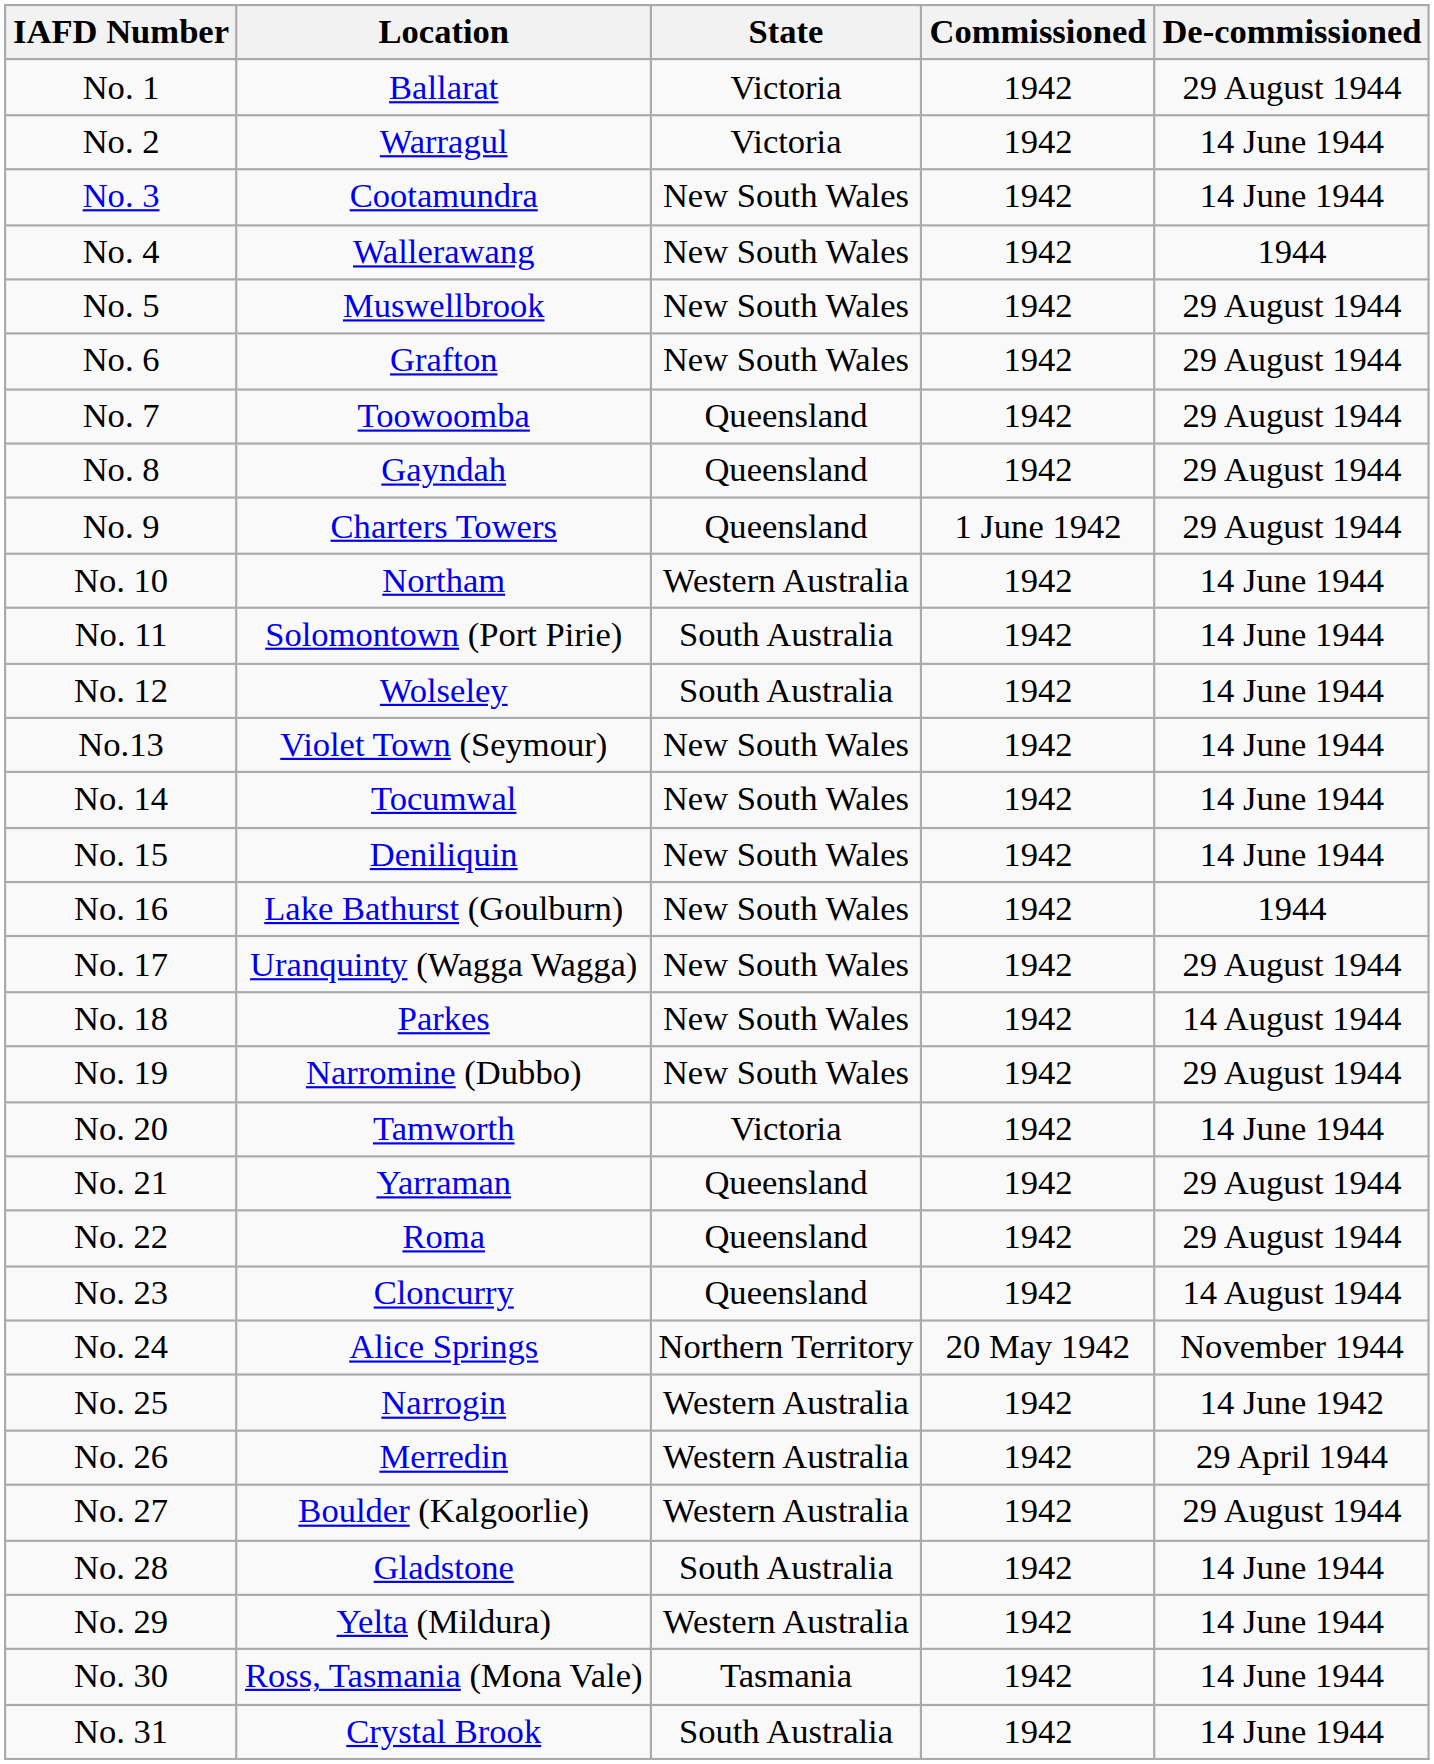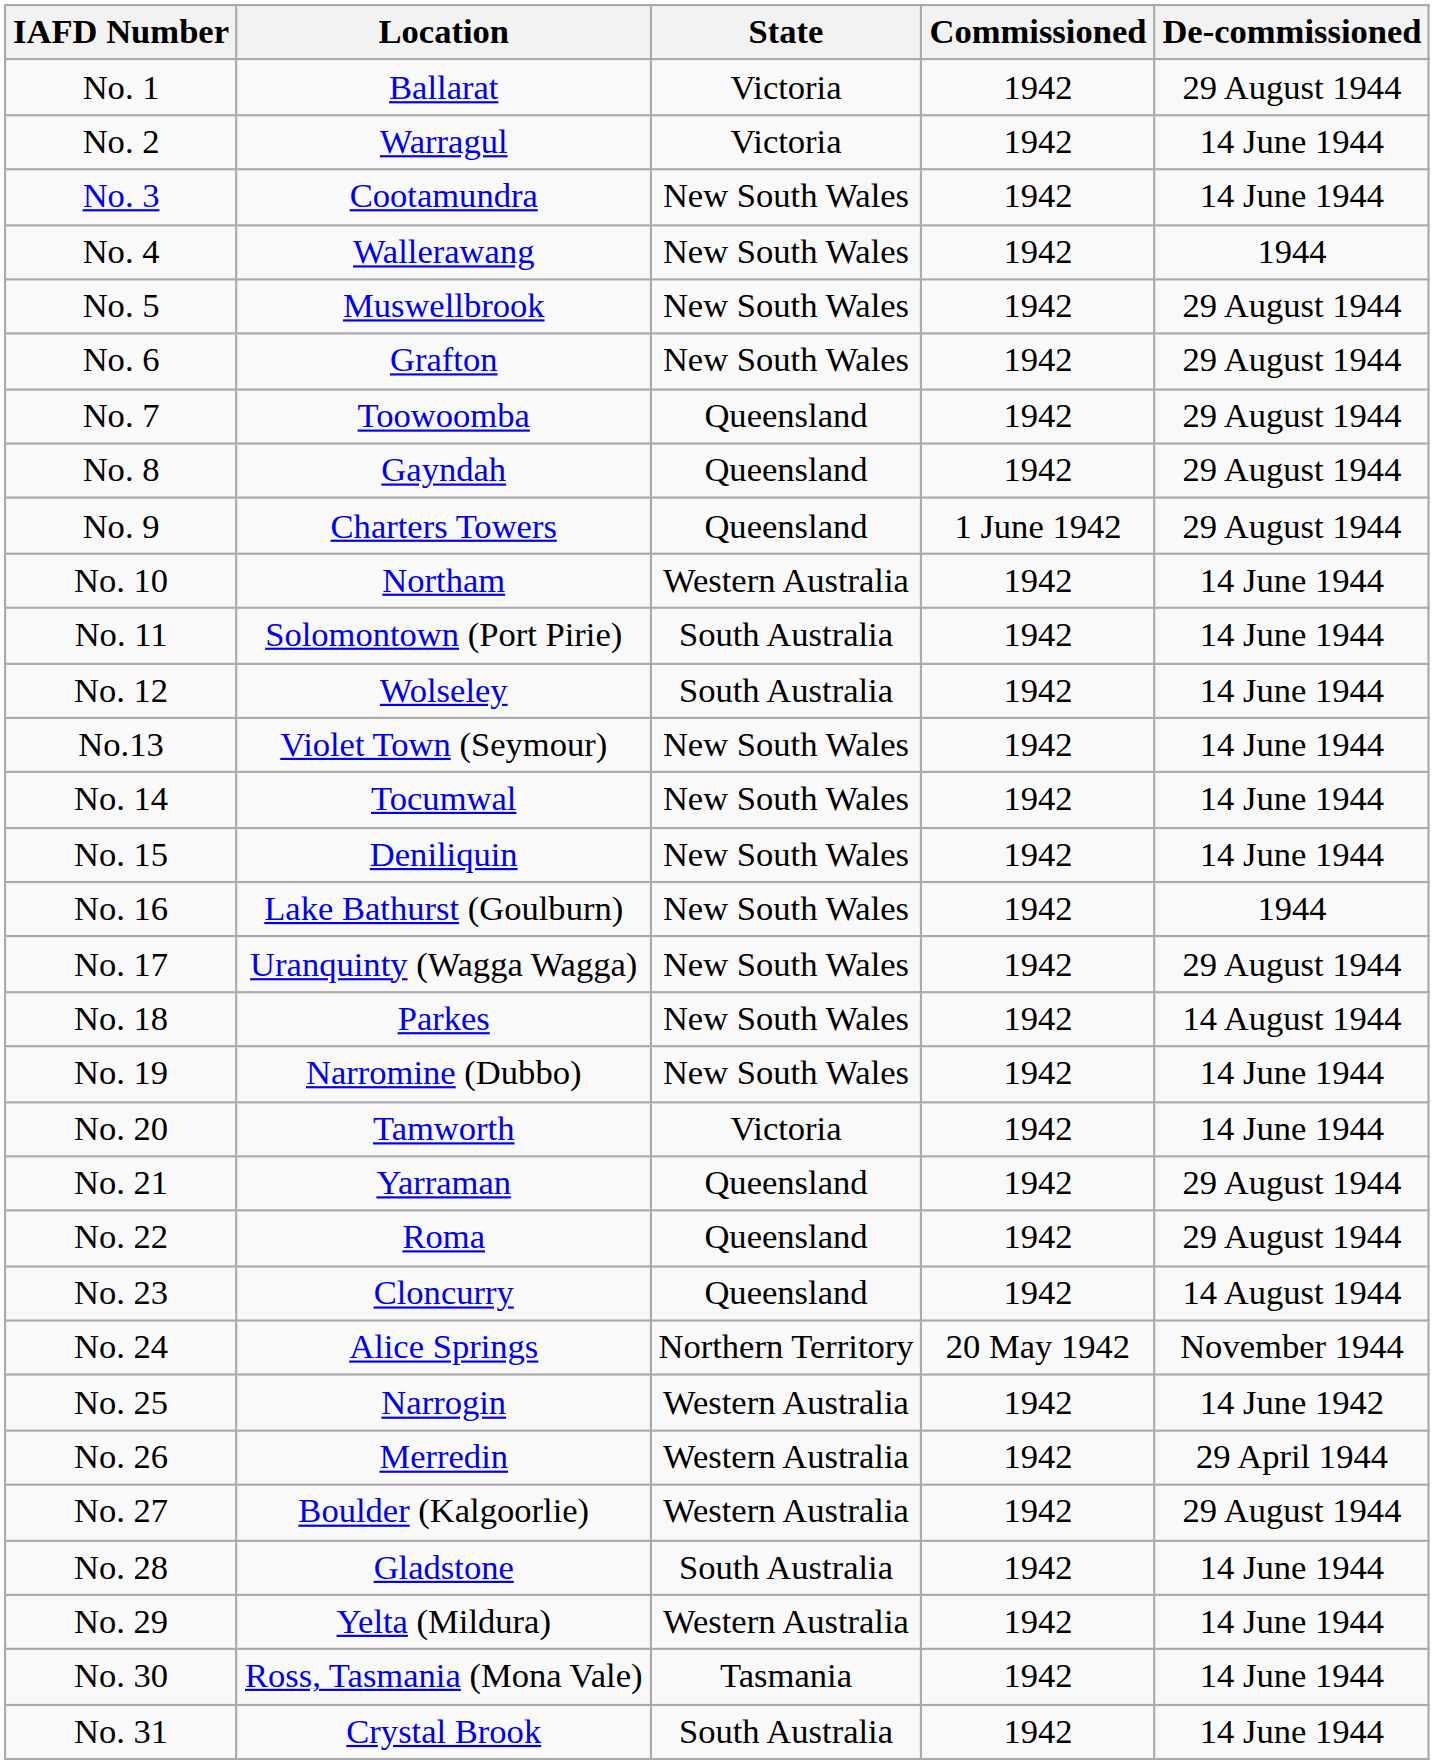(1292, 1073) 29 August 1944 -> (1292, 1073) 14 June 1944
